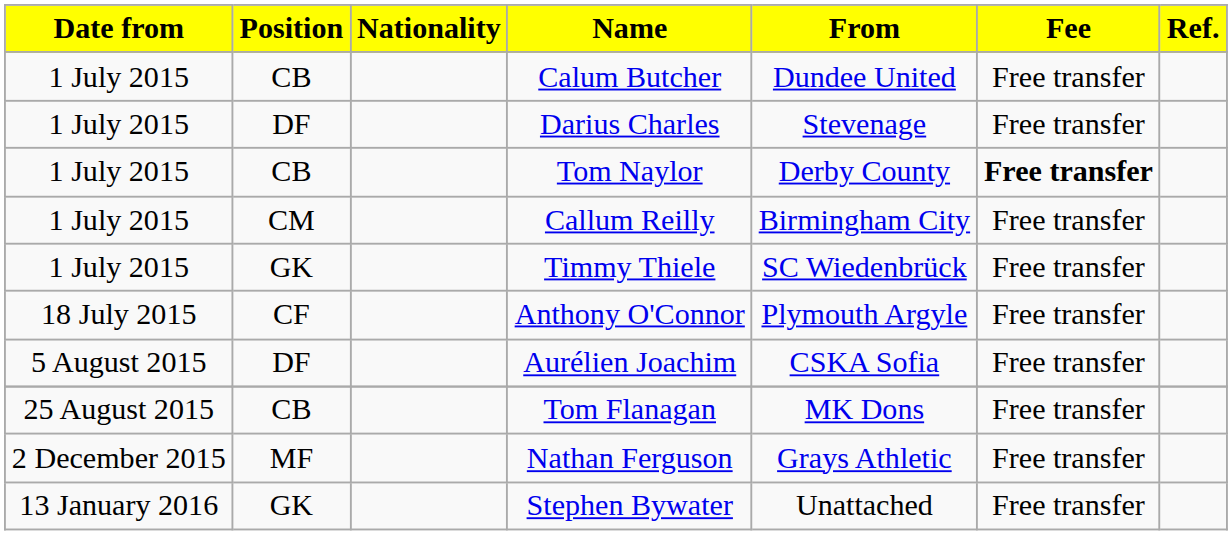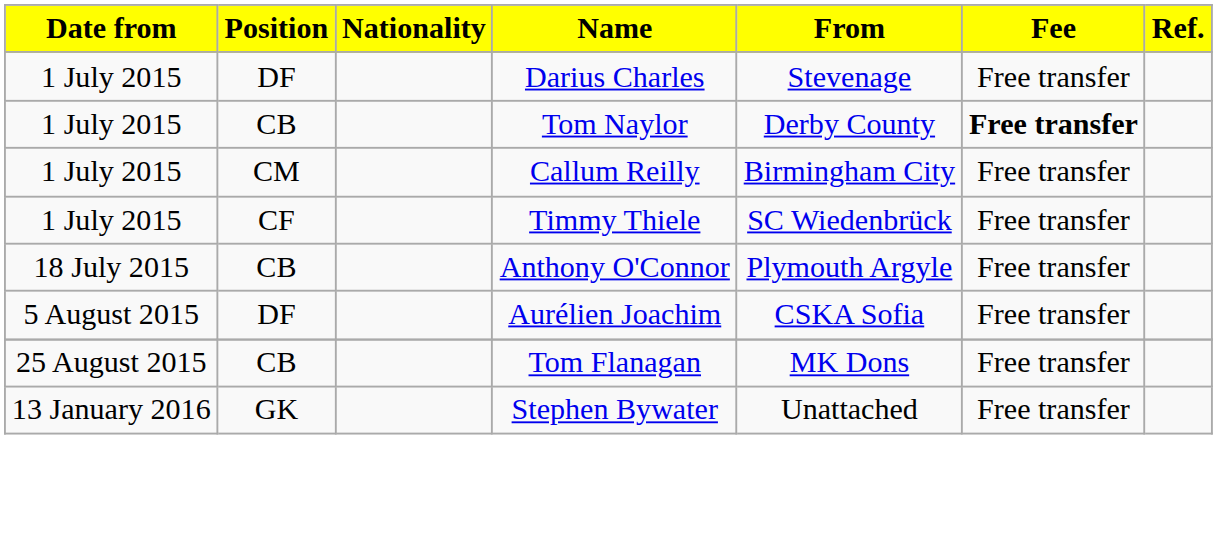- row: (630, 76)
(291, 266) GK -> (276, 219) CF
(291, 314) CF -> (276, 266) CB
- row: (630, 457)
